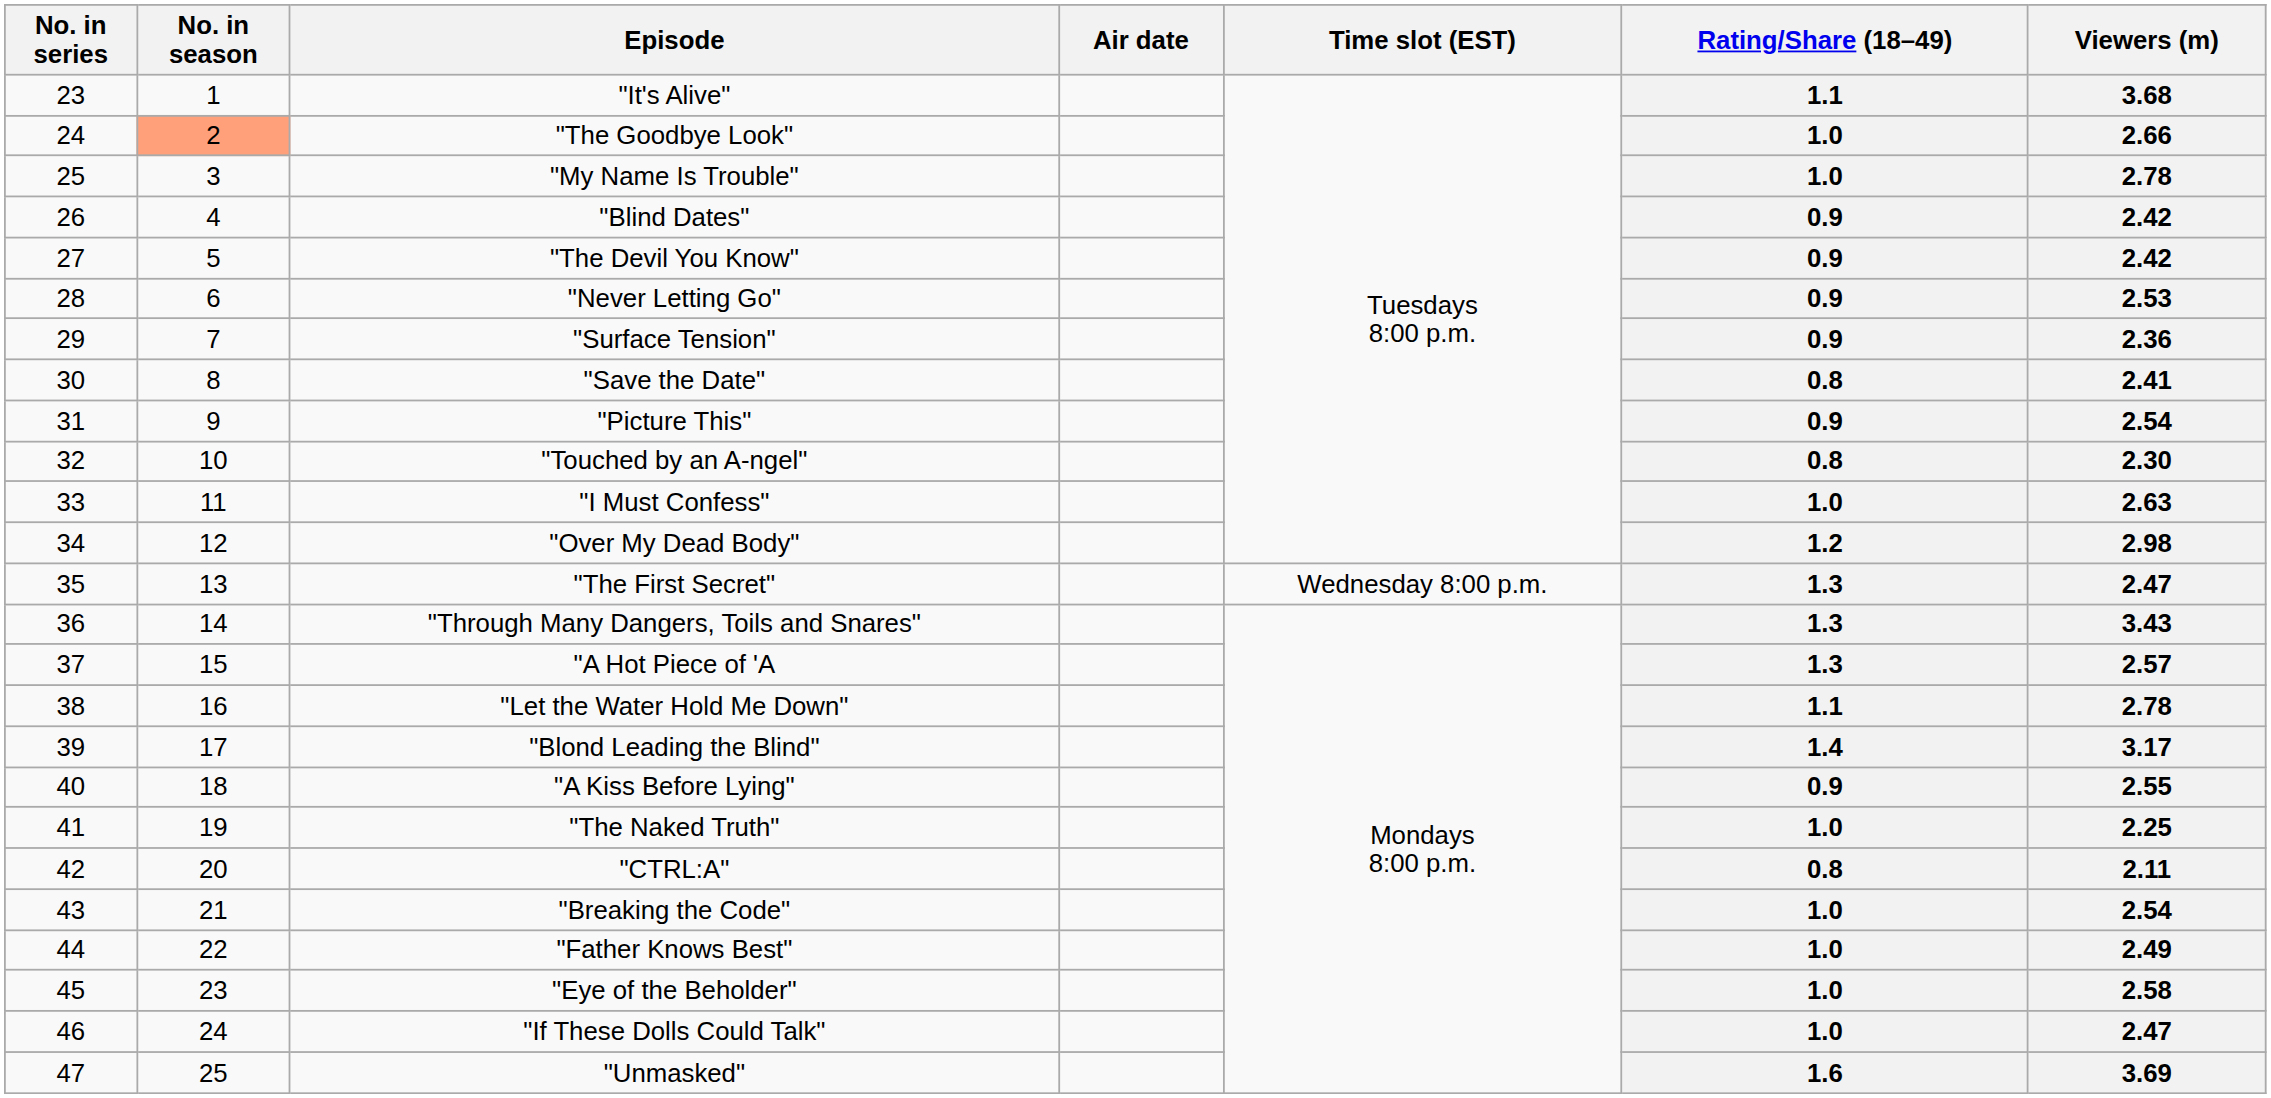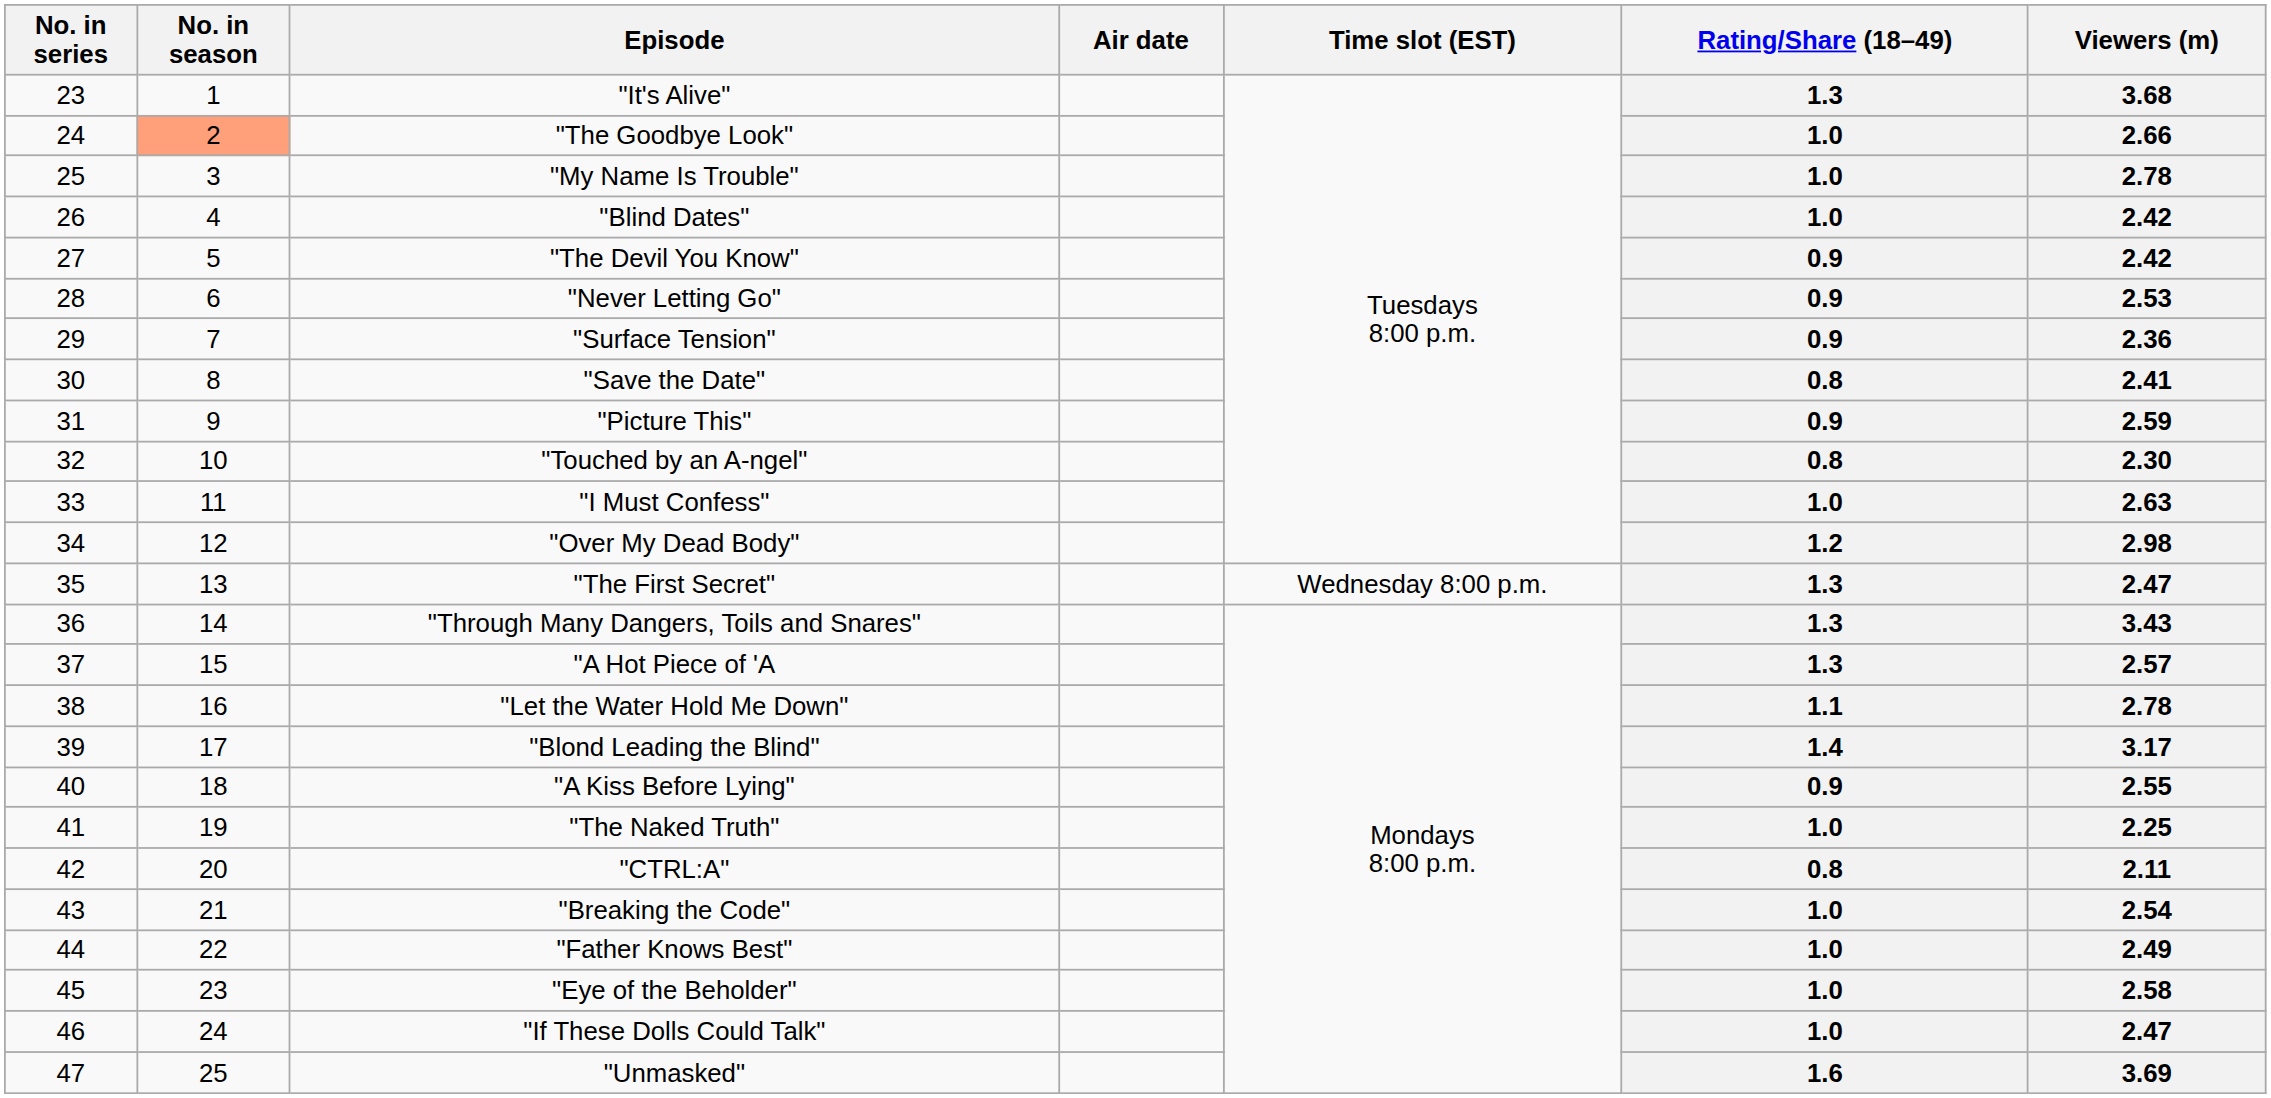(1825, 95) 1.1 -> (1825, 95) 1.3
(1825, 217) 0.9 -> (1825, 217) 1.0
(2147, 421) 2.54 -> (2147, 421) 2.59
